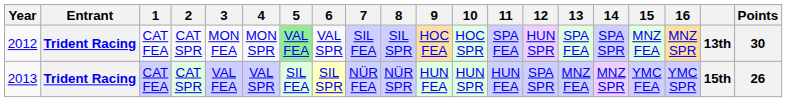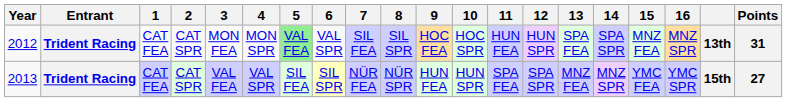(506, 43) SPA FEA -> (506, 43) HUN FEA
(758, 43) 30 -> (758, 43) 31
(506, 79) HUN FEA -> (506, 79) SPA FEA
(758, 79) 26 -> (758, 79) 27
